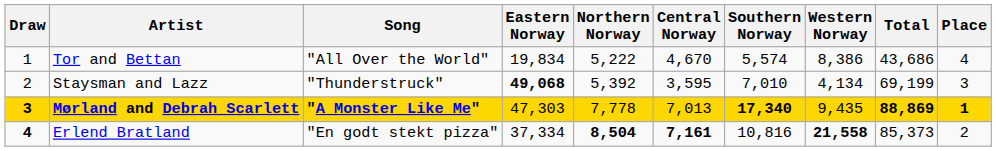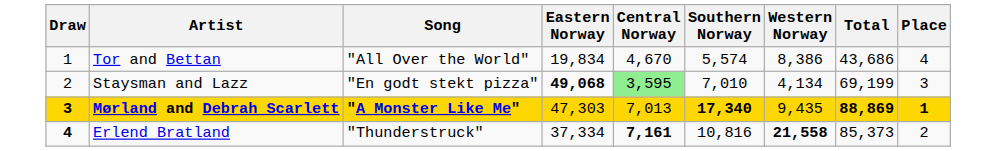- column: (613, 26)
(375, 84) "Thunderstruck" -> (443, 84) "En godt stekt pizza"
(689, 84) no background -> (649, 84) lightgreen background
(402, 134) "En godt stekt pizza" -> (415, 134) "Thunderstruck"
